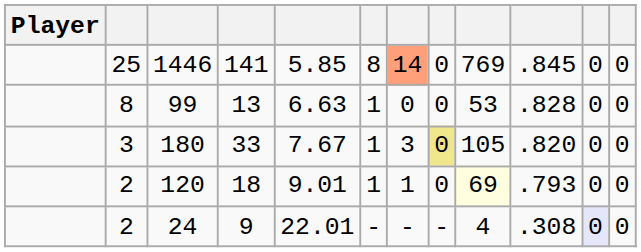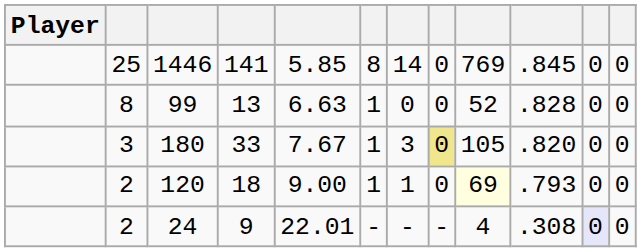(408, 65) lightsalmon background -> (408, 65) no background
(483, 106) 53 -> (483, 106) 52
(317, 186) 9.01 -> (317, 186) 9.00
